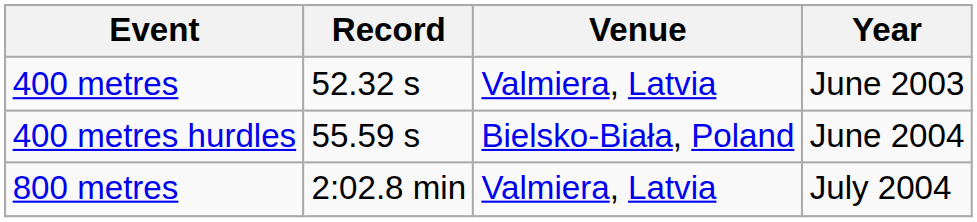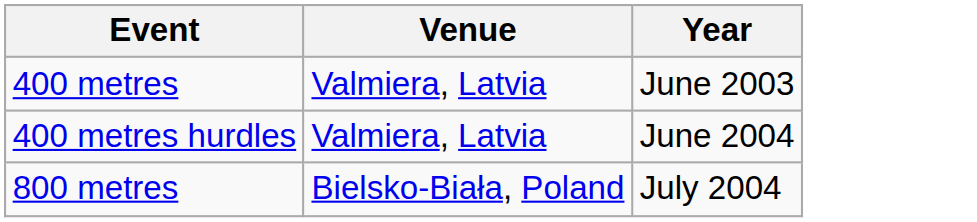- column: (389, 30)
(638, 135) Bielsko-Biała, Poland -> (429, 135) Valmiera, Latvia
(599, 188) Valmiera, Latvia -> (468, 188) Bielsko-Biała, Poland
